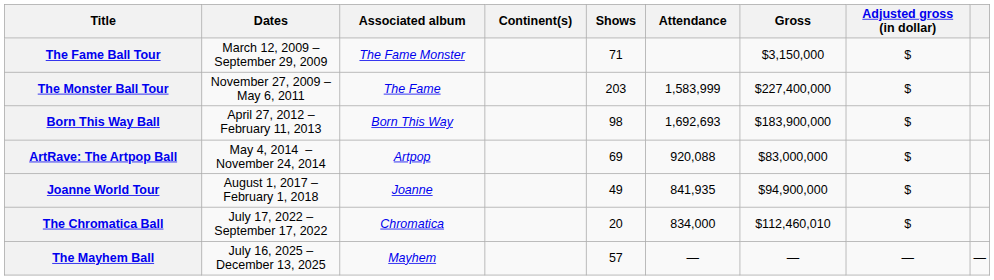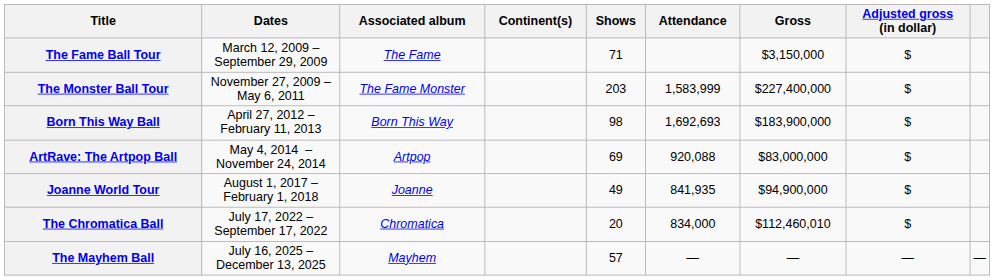(412, 55) The Fame Monster -> (412, 55) The Fame
(412, 89) The Fame -> (412, 89) The Fame Monster
